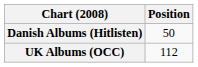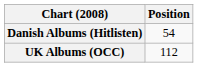(169, 33) 50 -> (169, 33) 54
